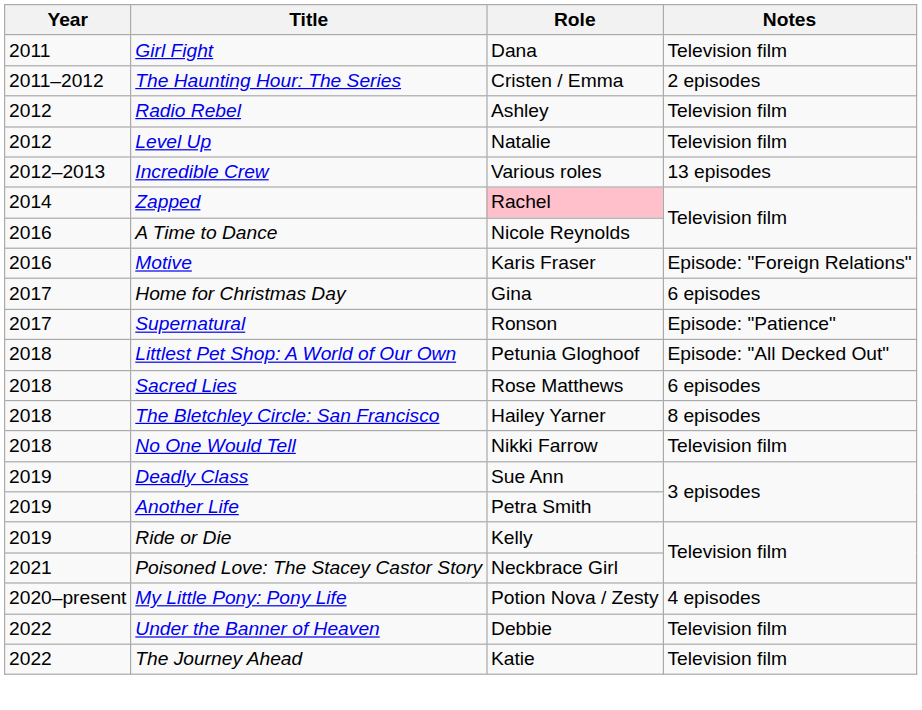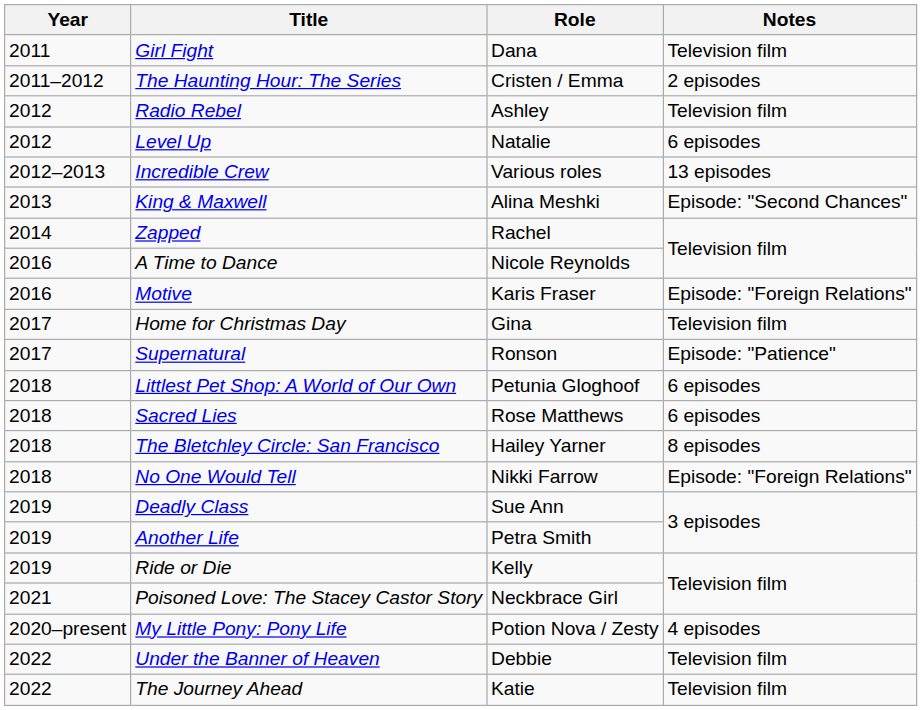(727, 141) Television film -> (714, 141) 6 episodes
+ row: (201, 202)
(521, 202) pink background -> (521, 232) no background
(714, 293) 6 episodes -> (727, 324) Television film
(778, 354) Episode: "All Decked Out" -> (714, 385) 6 episodes
(727, 446) Television film -> (789, 476) Episode: "Foreign Relations"
